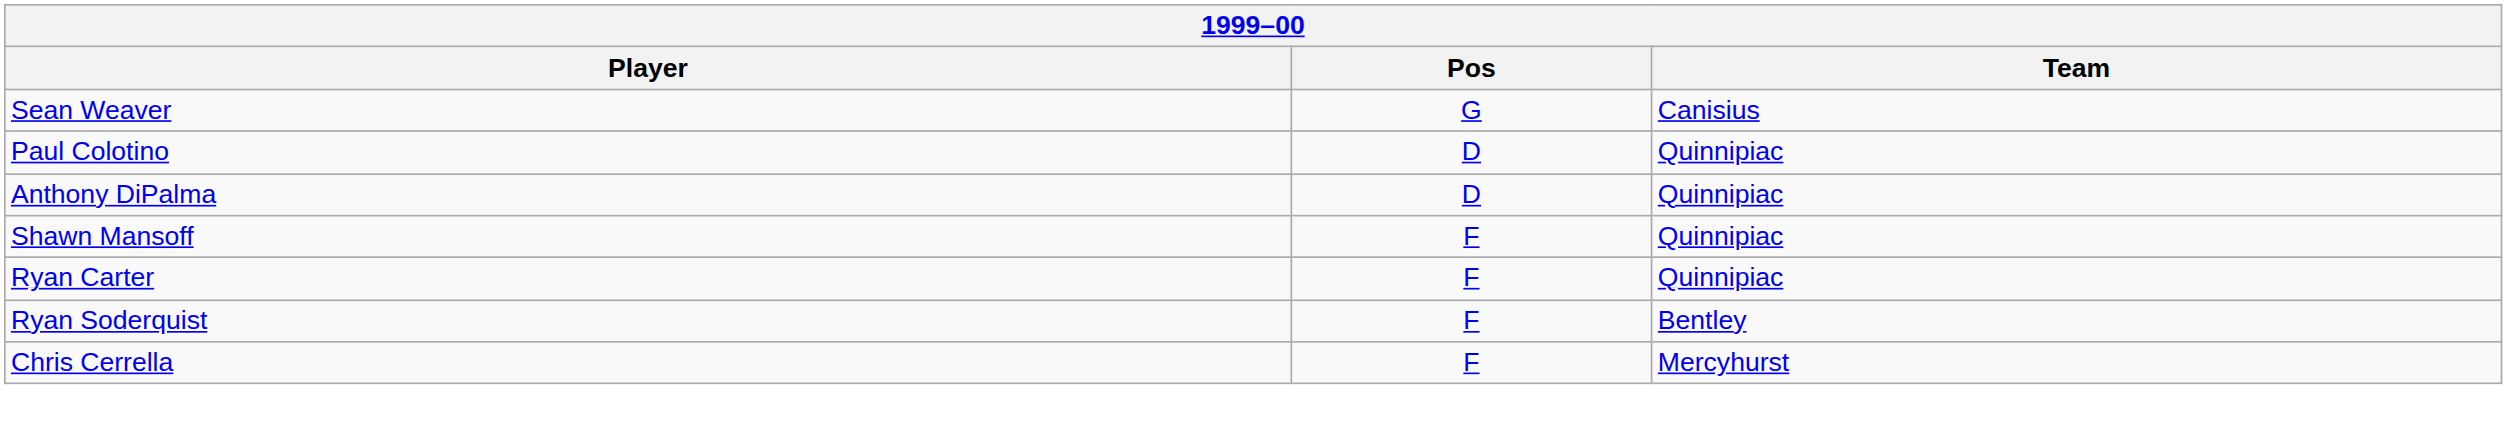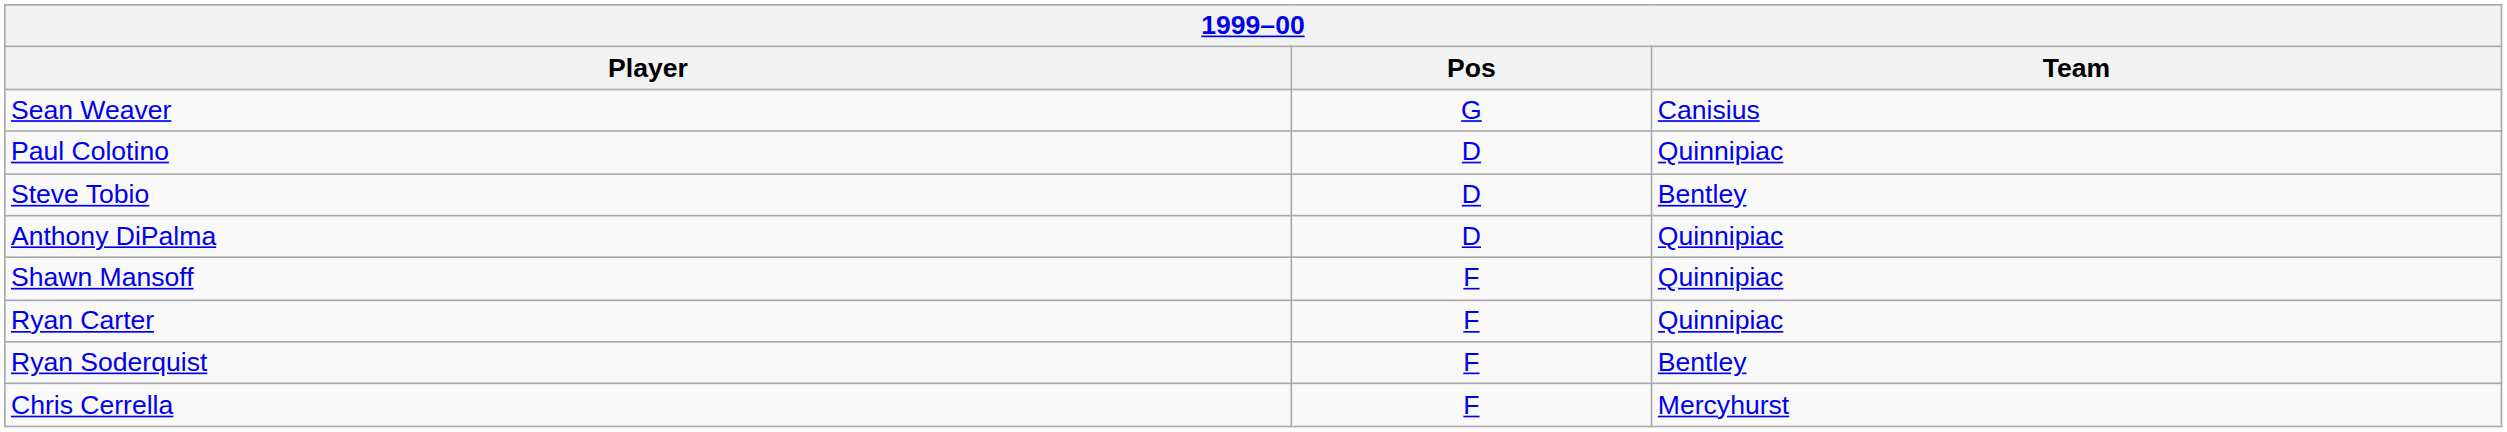+ row: (80, 194)
